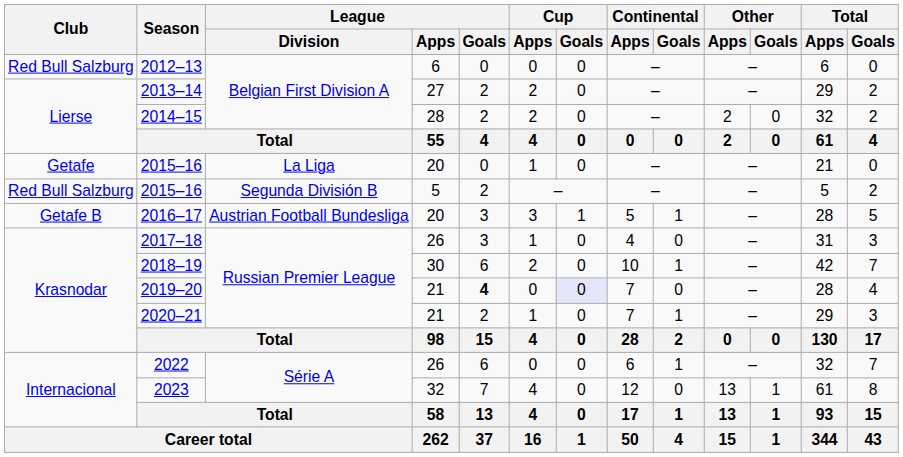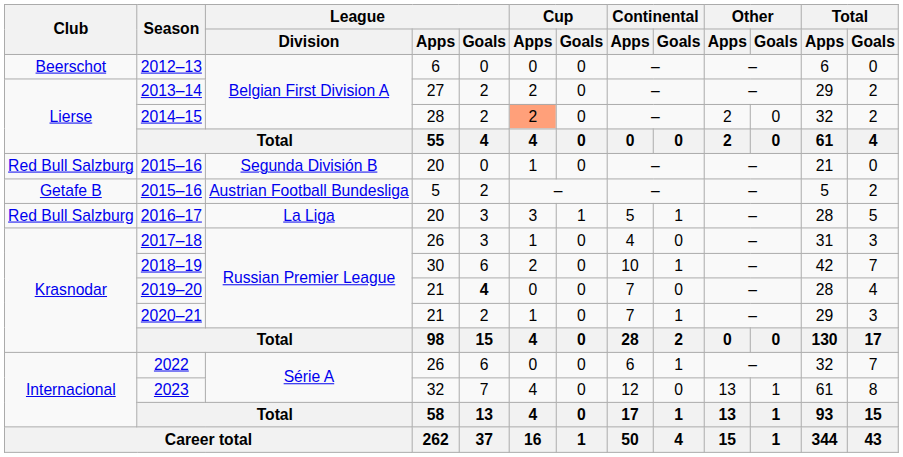(71, 66) Red Bull Salzburg -> (71, 66) Beerschot
(533, 116) no background -> (533, 116) lightsalmon background
(71, 166) Getafe -> (71, 166) Red Bull Salzburg
(309, 166) La Liga -> (309, 166) Segunda División B
(71, 191) Red Bull Salzburg -> (71, 191) Getafe B
(309, 191) Segunda División B -> (309, 191) Austrian Football Bundesliga
(71, 215) Getafe B -> (71, 215) Red Bull Salzburg
(309, 215) Austrian Football Bundesliga -> (309, 215) La Liga
(581, 290) lavender background -> (581, 290) no background
